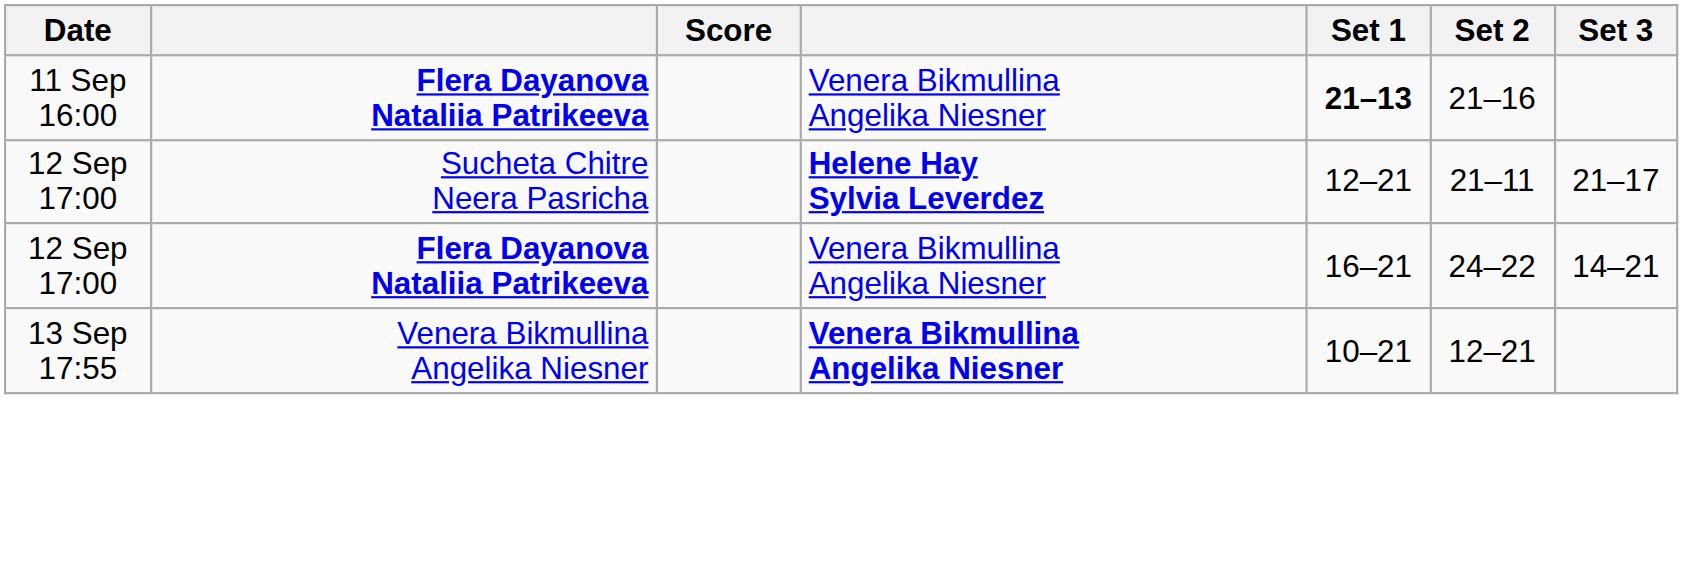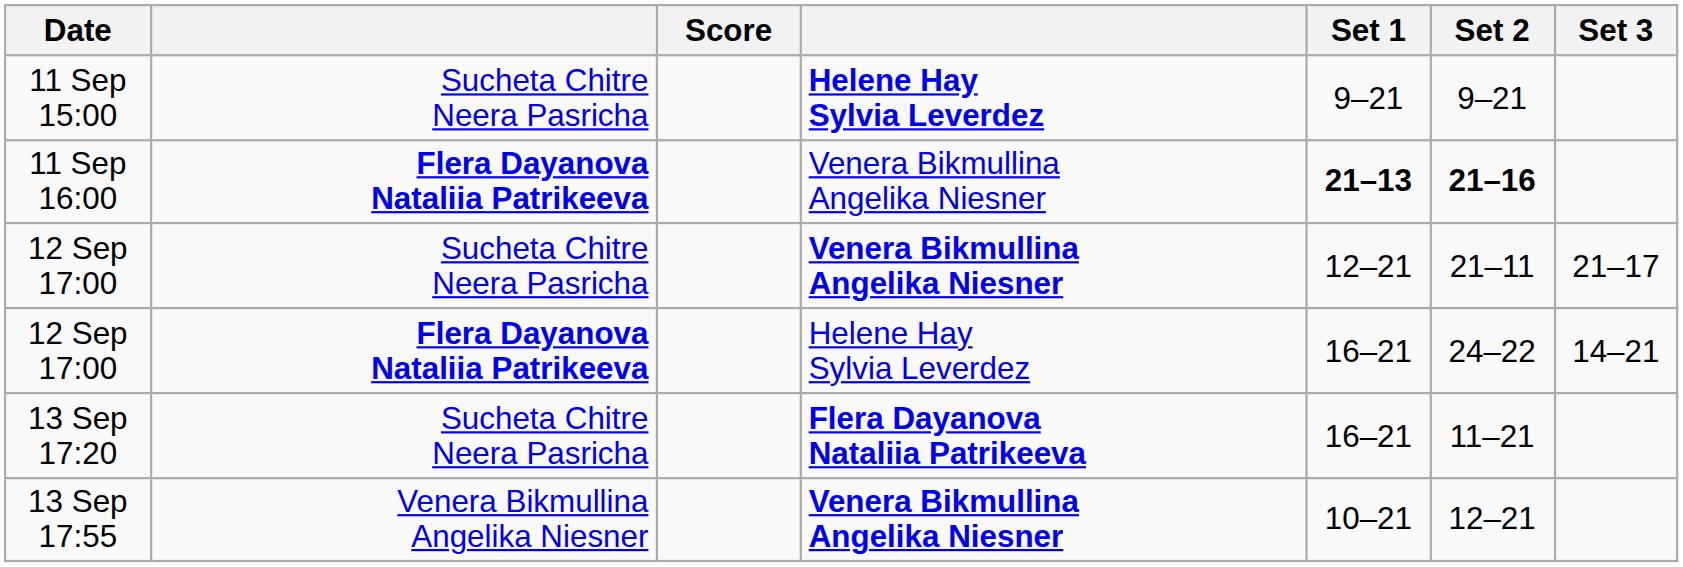+ row: (78, 97)
(1492, 97) normal -> (1492, 182) bold
(926, 182) Helene Hay Sylvia Leverdez -> (944, 266) Venera Bikmullina Angelika Niesner
(934, 266) Venera Bikmullina Angelika Niesner -> (919, 351) Helene Hay Sylvia Leverdez
+ row: (78, 435)
